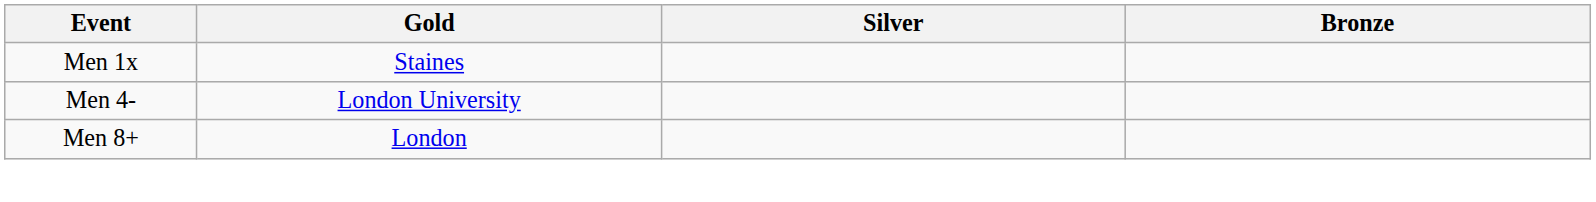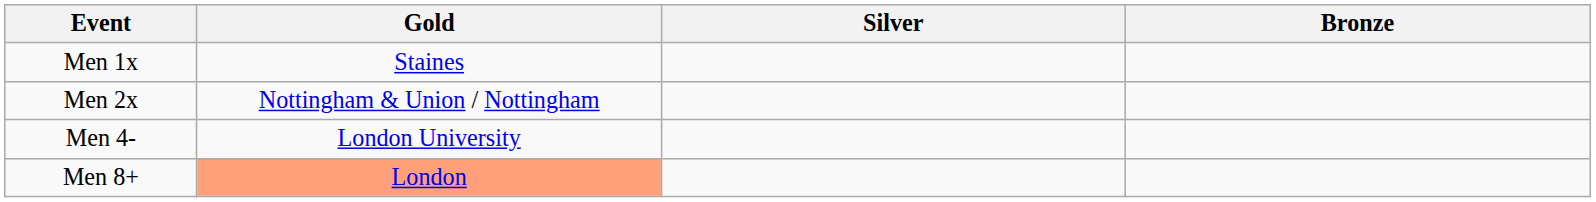+ row: (101, 100)
(429, 138) no background -> (429, 176) lightsalmon background
